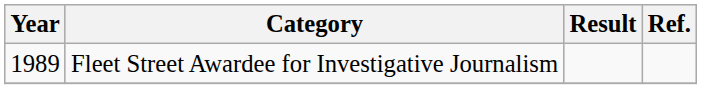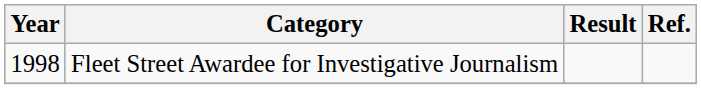(35, 63) 1989 -> (35, 63) 1998
